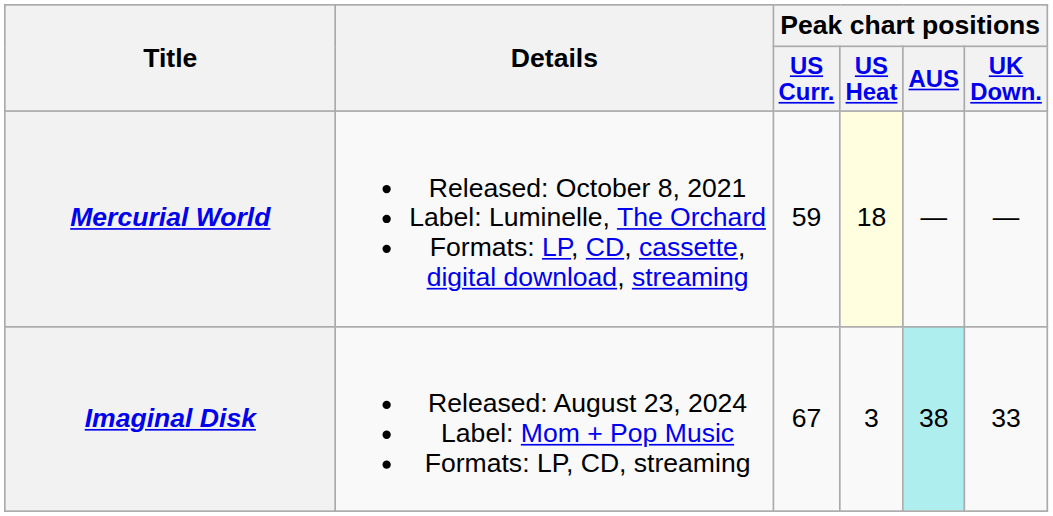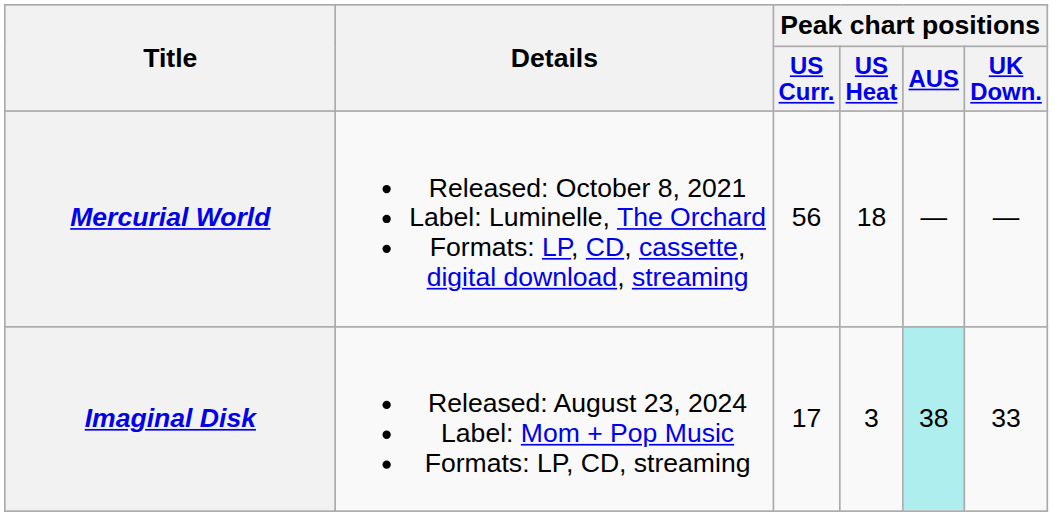(806, 218) 59 -> (806, 218) 56
(871, 218) lightyellow background -> (871, 218) no background
(806, 418) 67 -> (806, 418) 17
